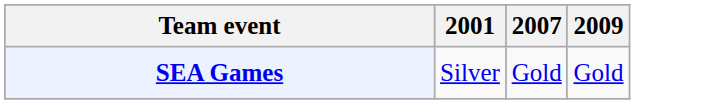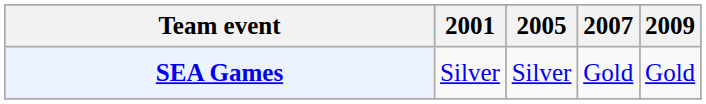+ column: (542, 25)
